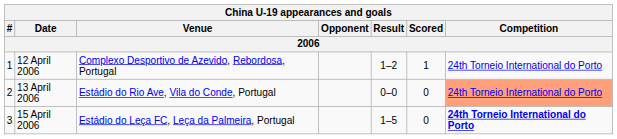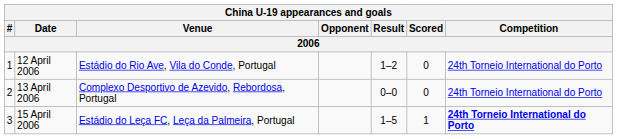(182, 66) Complexo Desportivo de Azevido, Rebordosa, Portugal -> (177, 66) Estádio do Rio Ave, Vila do Conde, Portugal
(426, 66) 1 -> (426, 66) 0
(177, 93) Estádio do Rio Ave, Vila do Conde, Portugal -> (182, 93) Complexo Desportivo de Azevido, Rebordosa, Portugal
(525, 93) lightsalmon background -> (525, 93) no background
(426, 120) 0 -> (426, 120) 1
